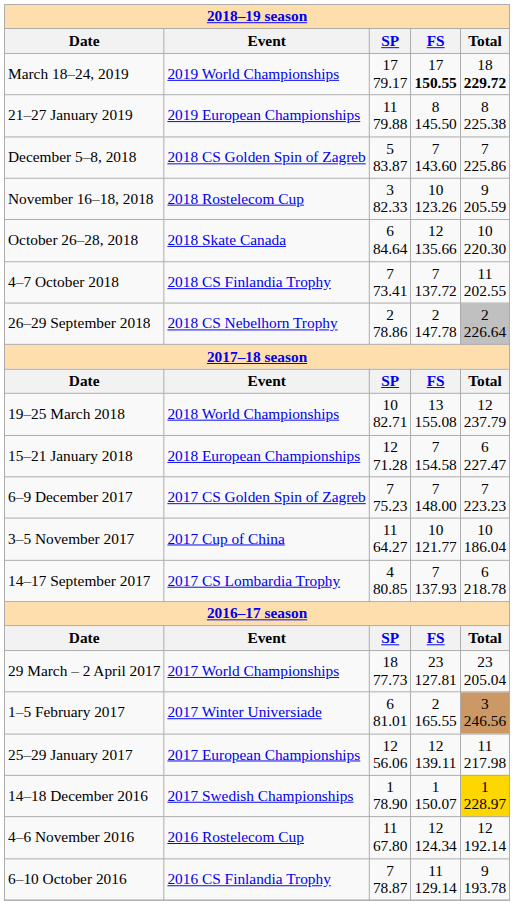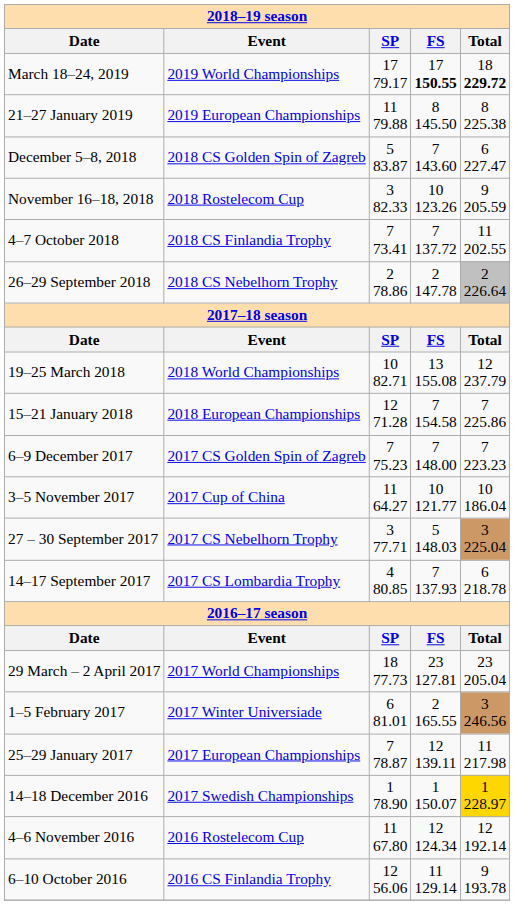(485, 157) 7 225.86 -> (485, 157) 6 227.47
- row: (73, 240)
(485, 455) 6 227.47 -> (485, 414) 7 225.86
+ row: (83, 539)
(390, 754) 12 56.06 -> (390, 754) 7 78.87
(390, 879) 7 78.87 -> (390, 879) 12 56.06
